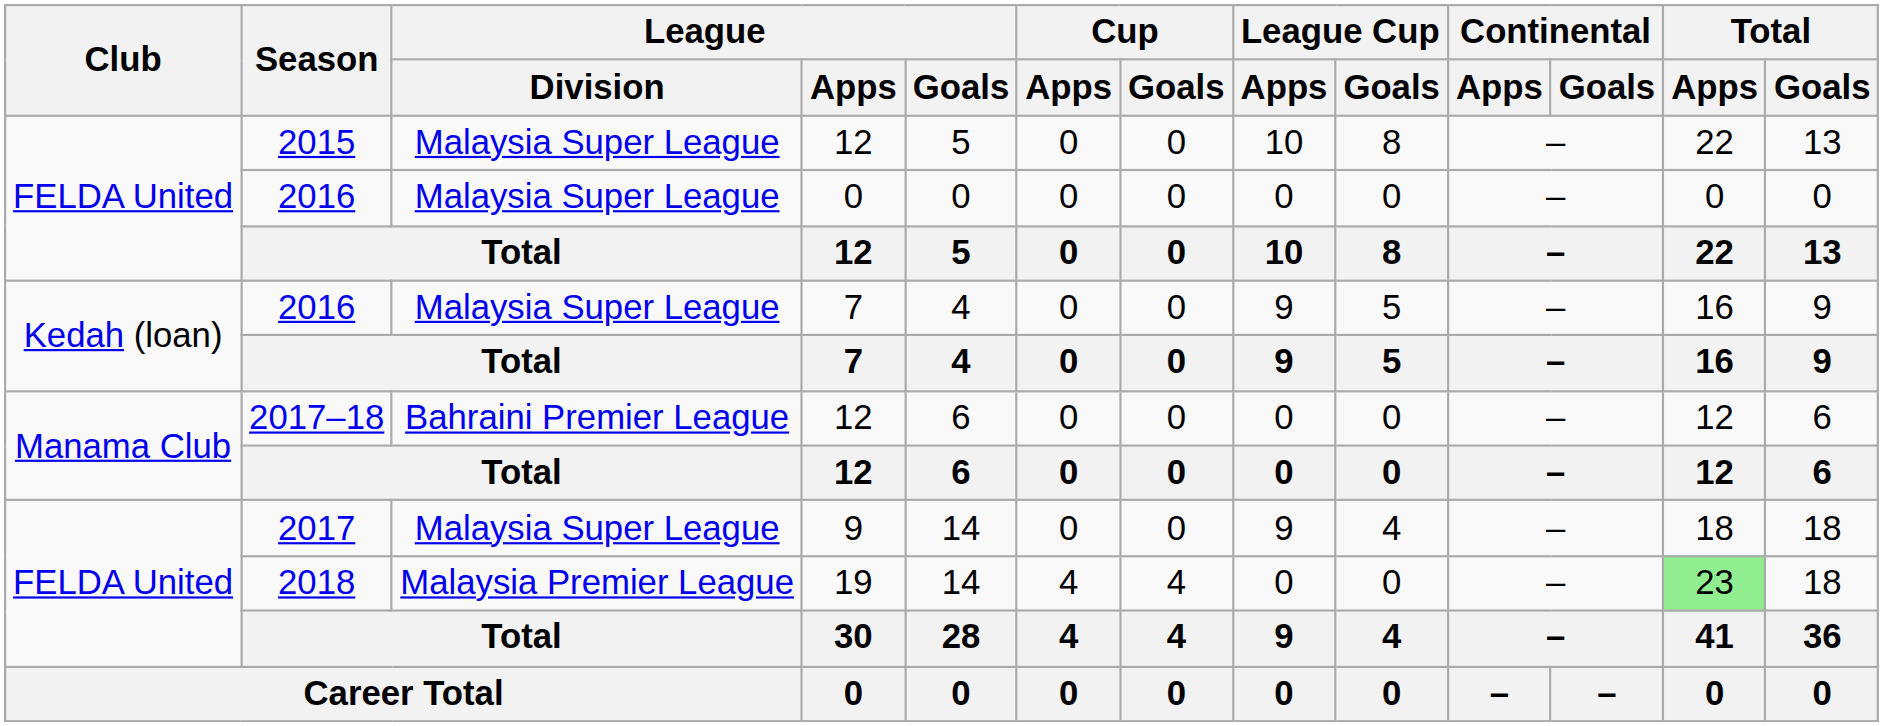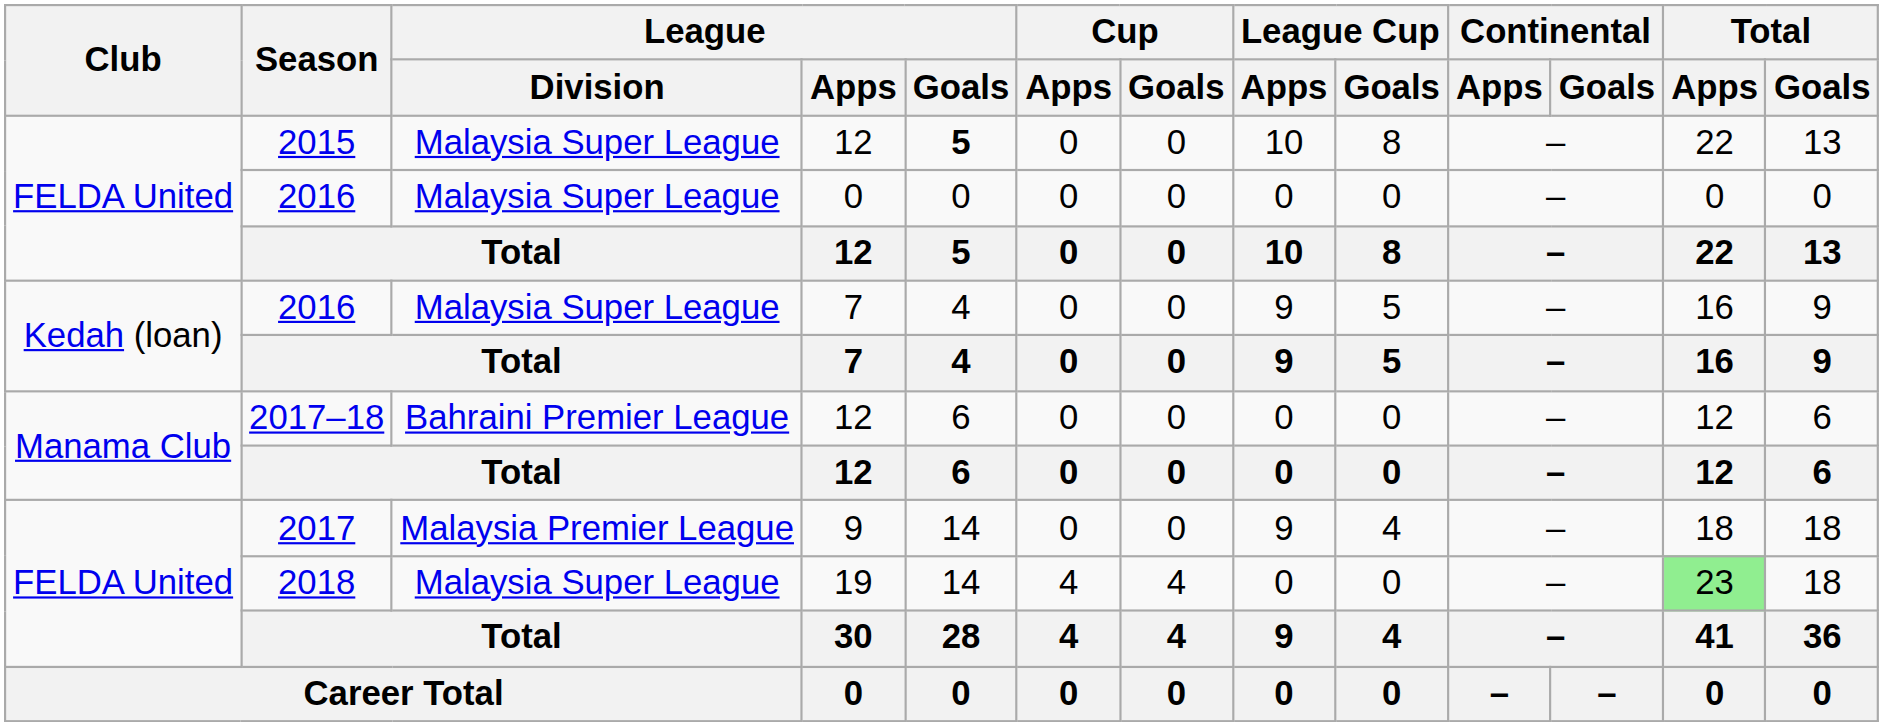(961, 142) normal -> (961, 142) bold
(597, 527) Malaysia Super League -> (597, 527) Malaysia Premier League
(597, 582) Malaysia Premier League -> (597, 582) Malaysia Super League
